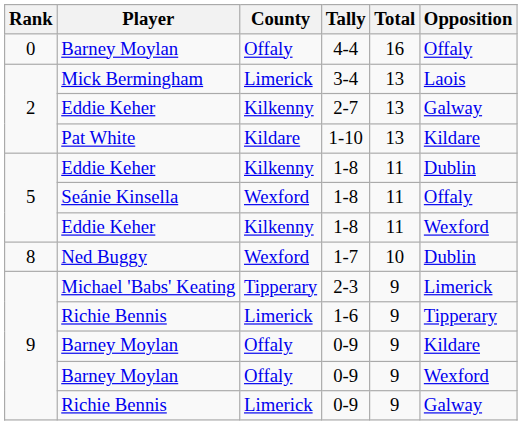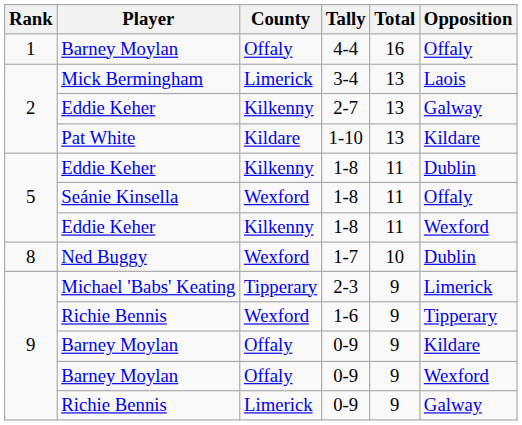(31, 49) 0 -> (31, 49) 1
(278, 316) Limerick -> (277, 316) Wexford
